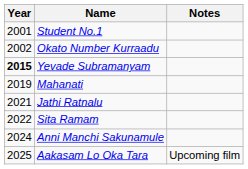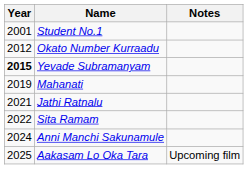(19, 48) 2002 -> (19, 48) 2012
